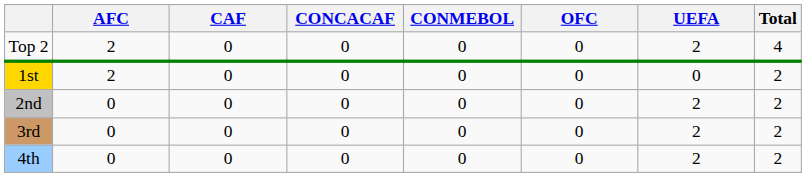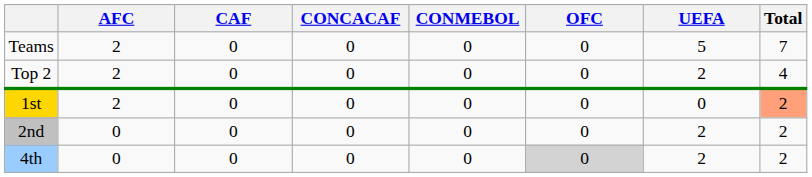+ row: (31, 45)
(778, 75) no background -> (783, 103) lightsalmon background
- row: (29, 131)
(579, 158) no background -> (585, 158) lightgrey background
